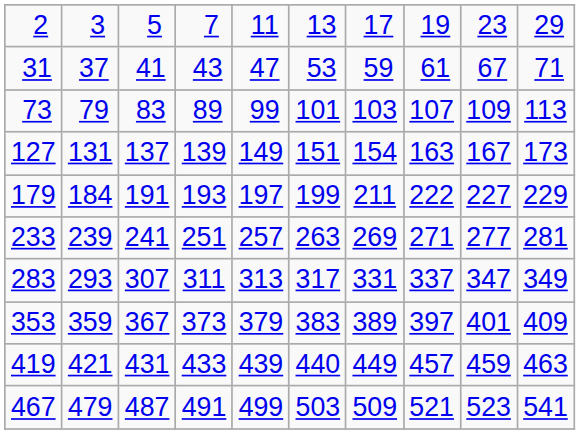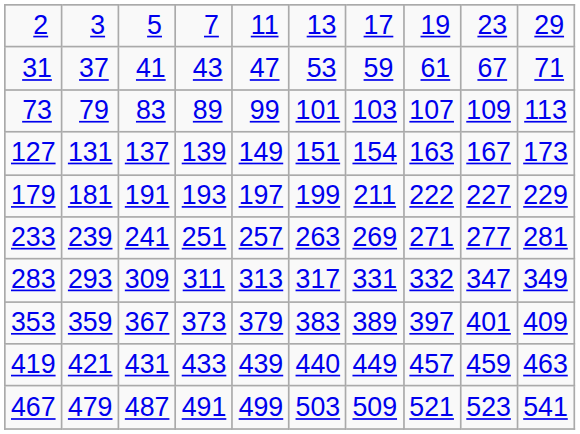(90, 195) 184 -> (90, 195) 181
(147, 279) 307 -> (147, 279) 309
(432, 279) 337 -> (432, 279) 332
